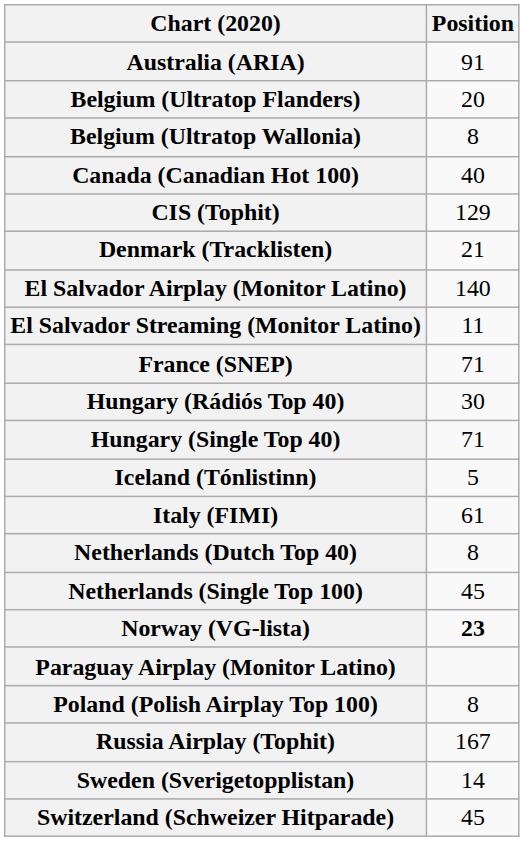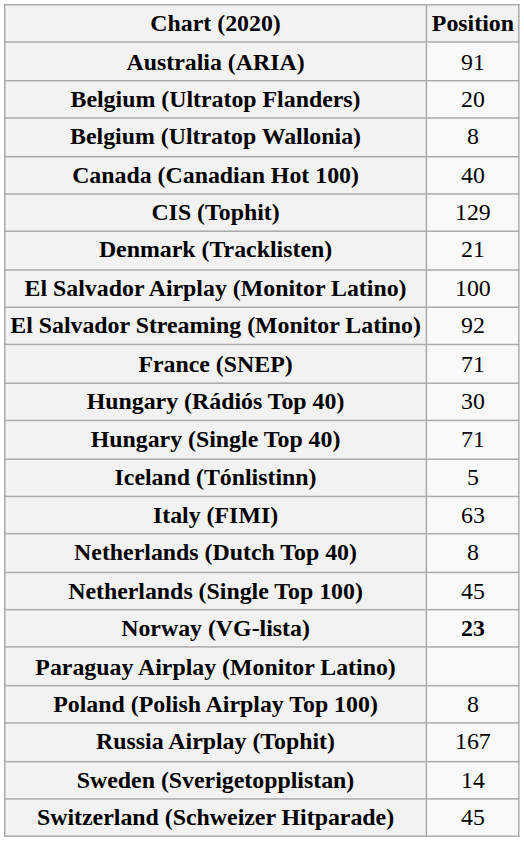(473, 288) 140 -> (473, 288) 100
(473, 325) 11 -> (473, 325) 92
(473, 514) 61 -> (473, 514) 63
